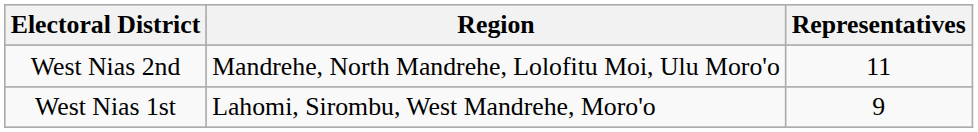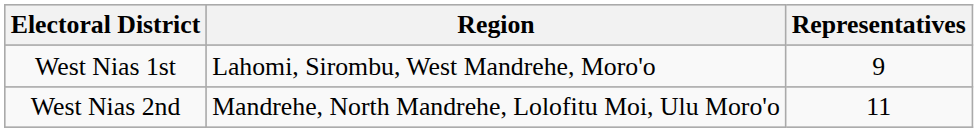rows swapped: (106, 106) <-> (106, 65)
